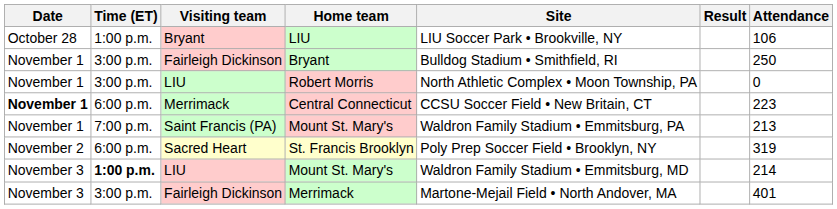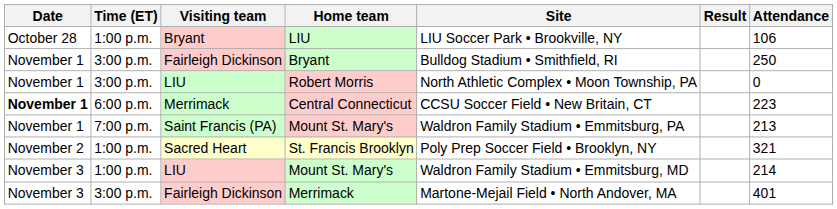(123, 149) 6:00 p.m. -> (123, 149) 1:00 p.m.
(765, 149) 319 -> (765, 149) 321
(124, 171) bold -> (123, 171) normal
